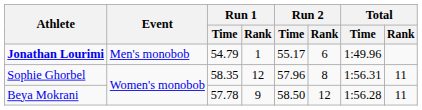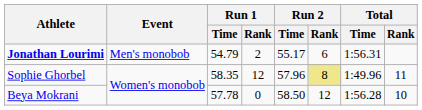(258, 54) 1 -> (258, 54) 2
(363, 54) 1:49.96 -> (363, 54) 1:56.31
(325, 75) no background -> (325, 75) khaki background
(363, 75) 1:56.31 -> (363, 75) 1:49.96
(258, 95) 9 -> (258, 95) 0
(401, 95) 11 -> (401, 95) 10
